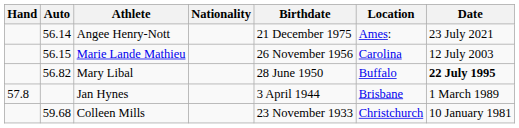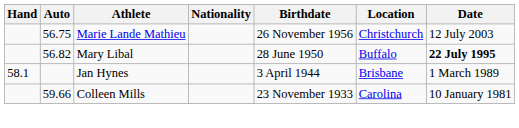- row: (123, 34)
(57, 53) 56.15 -> (57, 34) 56.75
(380, 53) Carolina -> (391, 34) Christchurch
(18, 93) 57.8 -> (18, 73) 58.1
(57, 113) 59.68 -> (57, 93) 59.66
(391, 113) Christchurch -> (380, 93) Carolina
